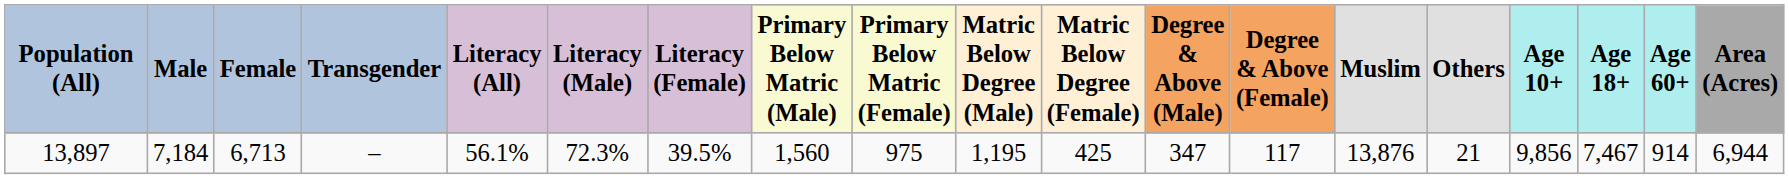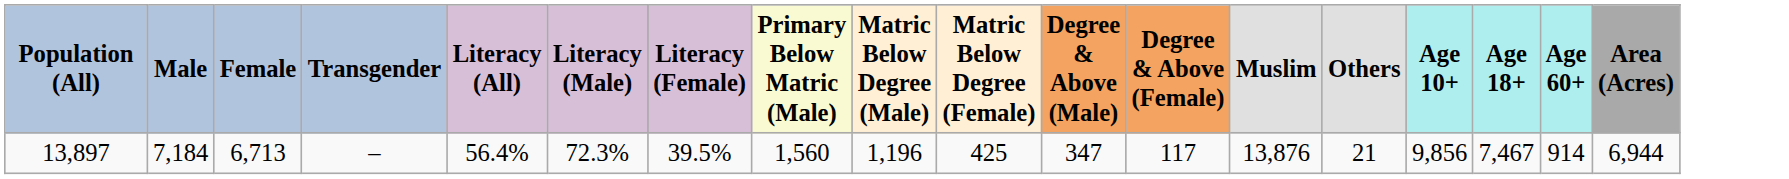- column: (904, 68)
(497, 153) 56.1% -> (497, 153) 56.4%
(999, 153) 1,195 -> (894, 153) 1,196
